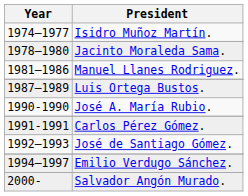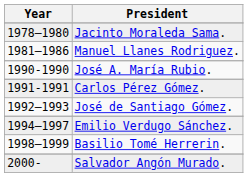- row: (143, 32)
- row: (140, 88)
+ row: (150, 144)
